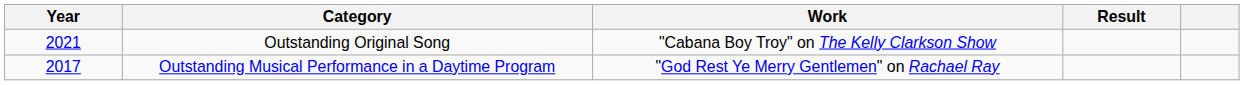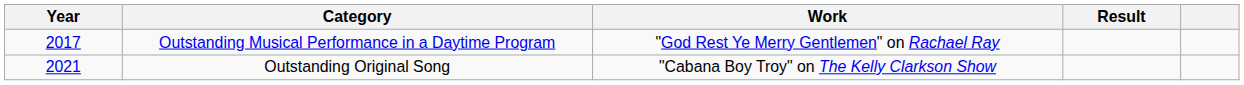rows swapped: (357, 67) <-> (357, 42)
